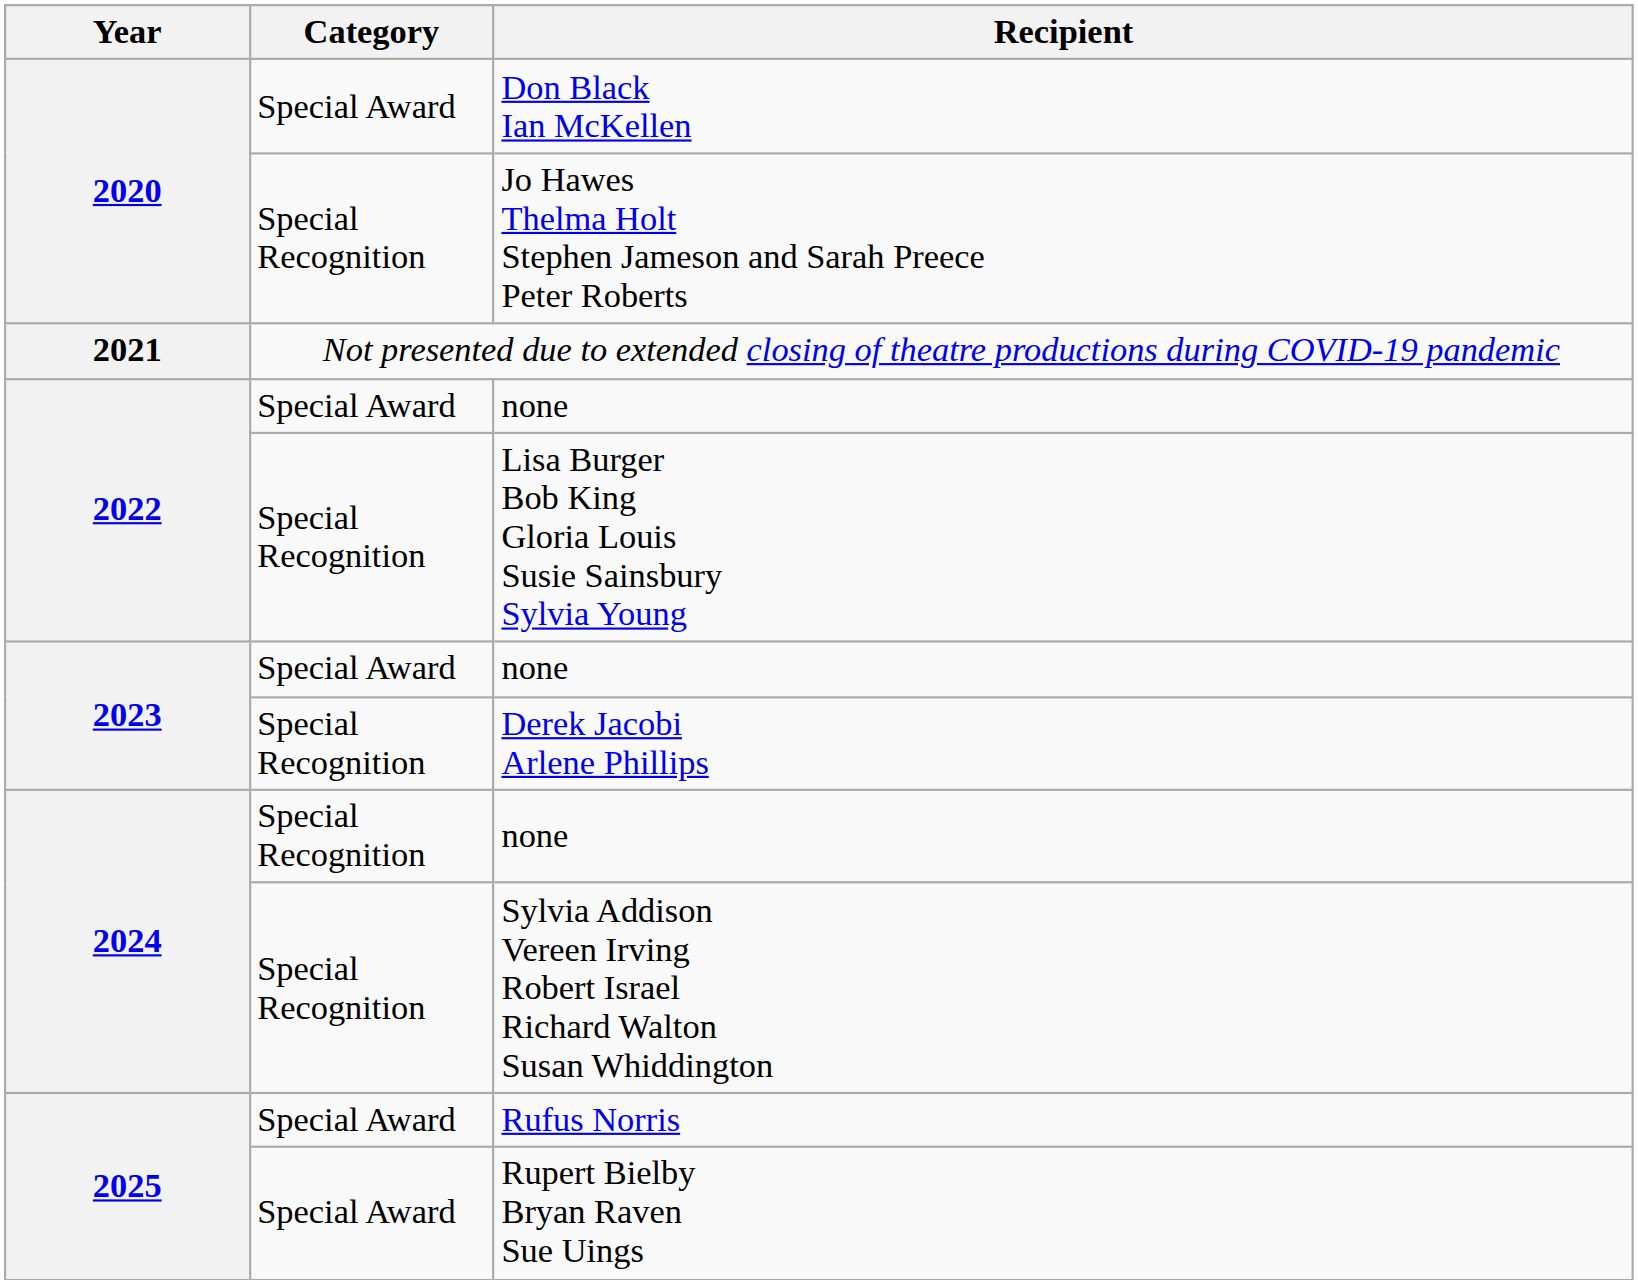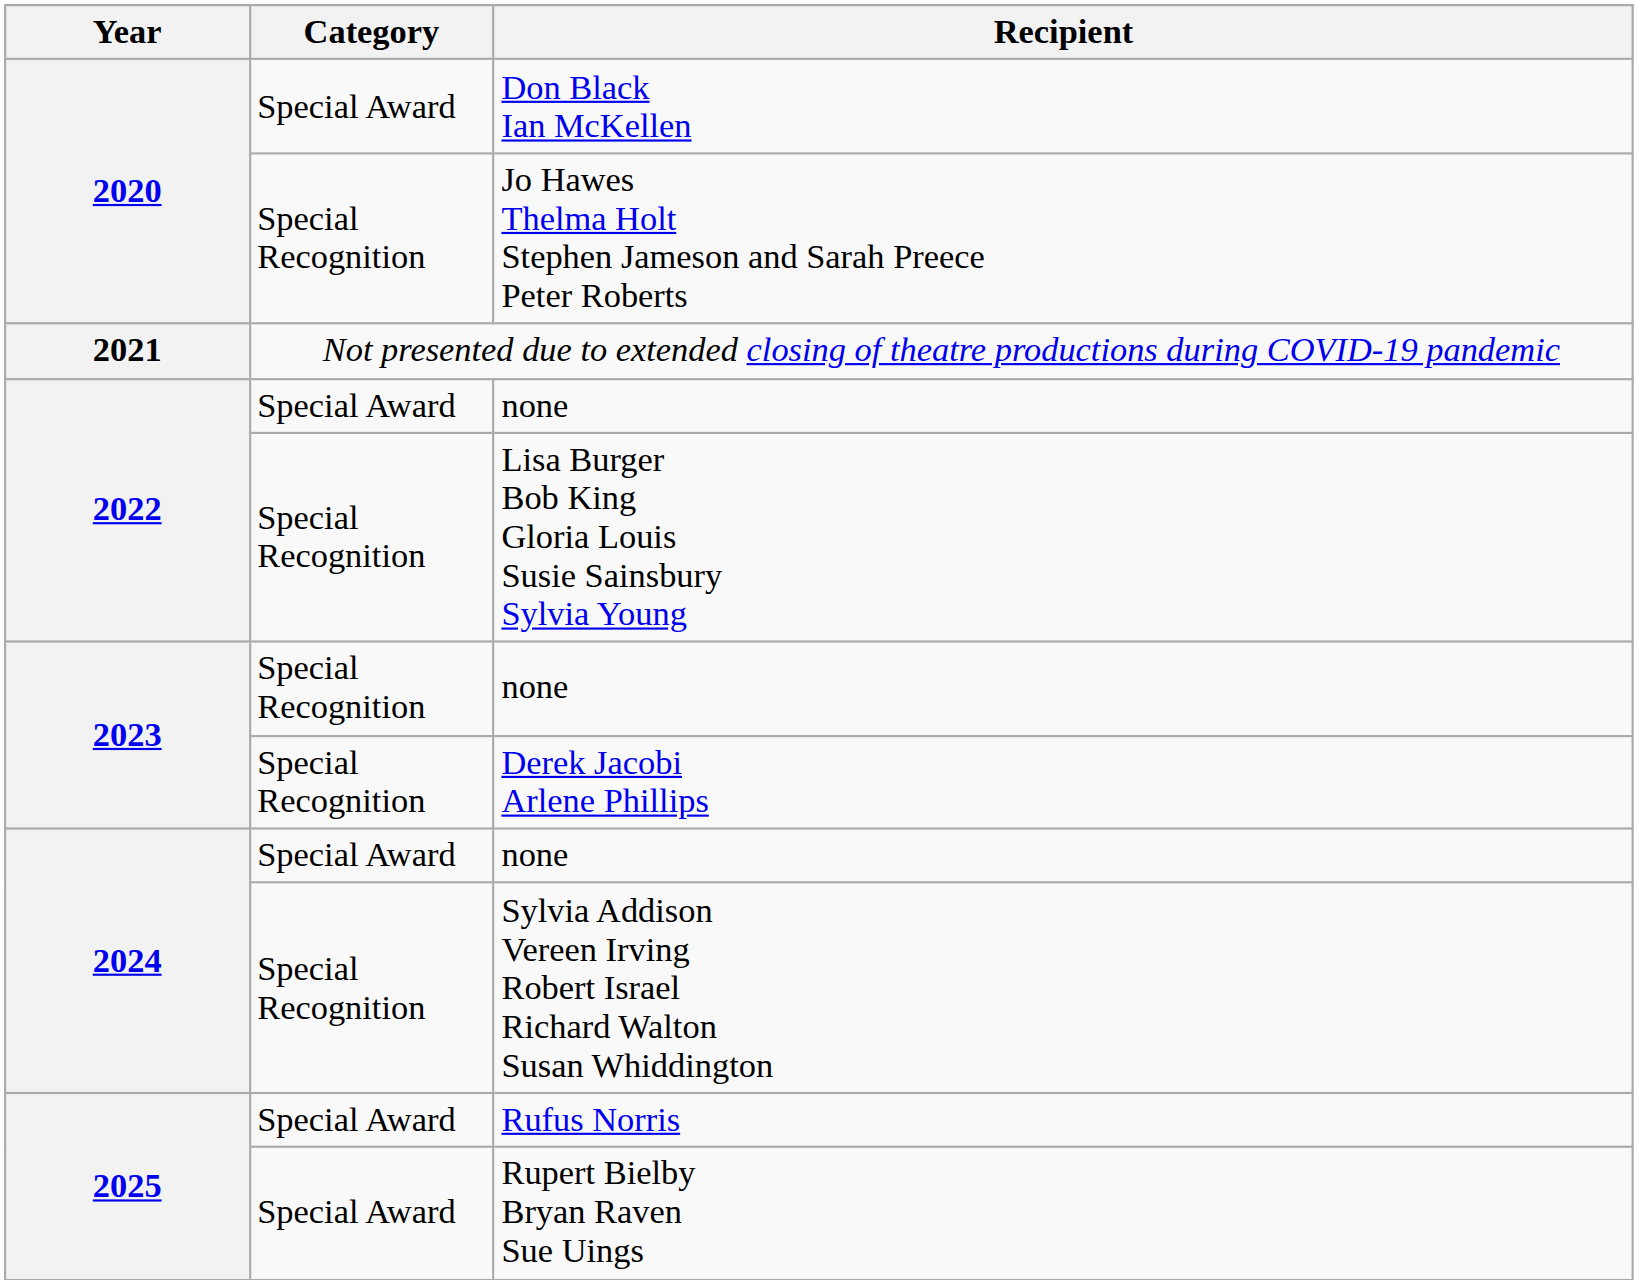(356, 668) Special Award -> (341, 688) Special Recognition
(341, 835) Special Recognition -> (356, 855) Special Award
